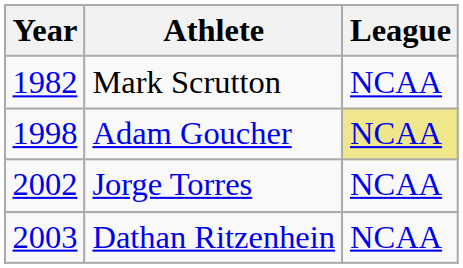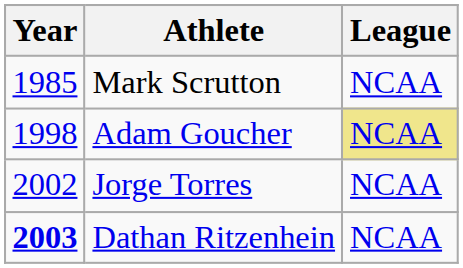(45, 81) 1982 -> (45, 81) 1985
(45, 236) normal -> (45, 236) bold
